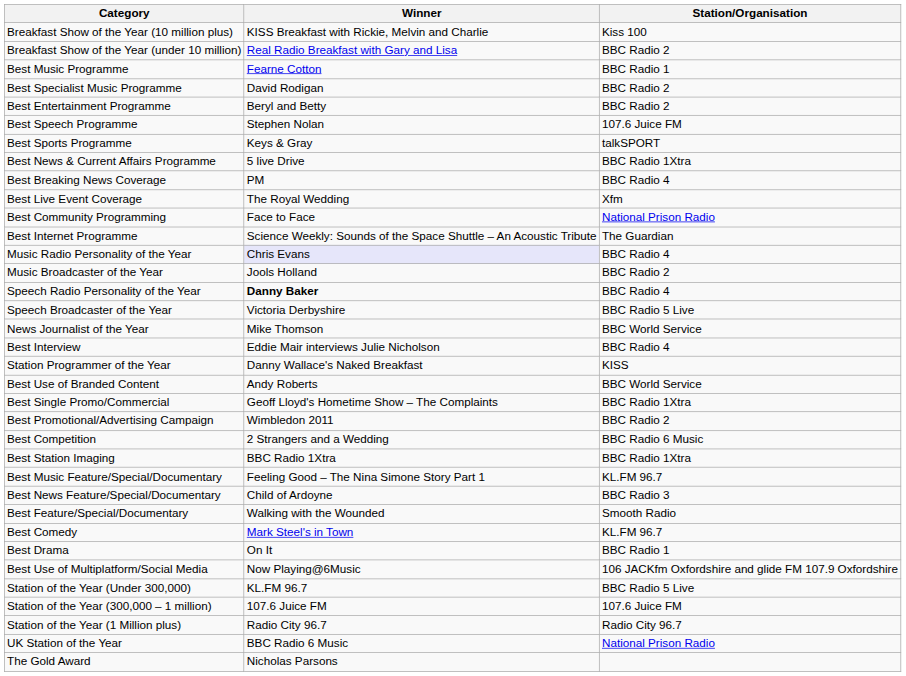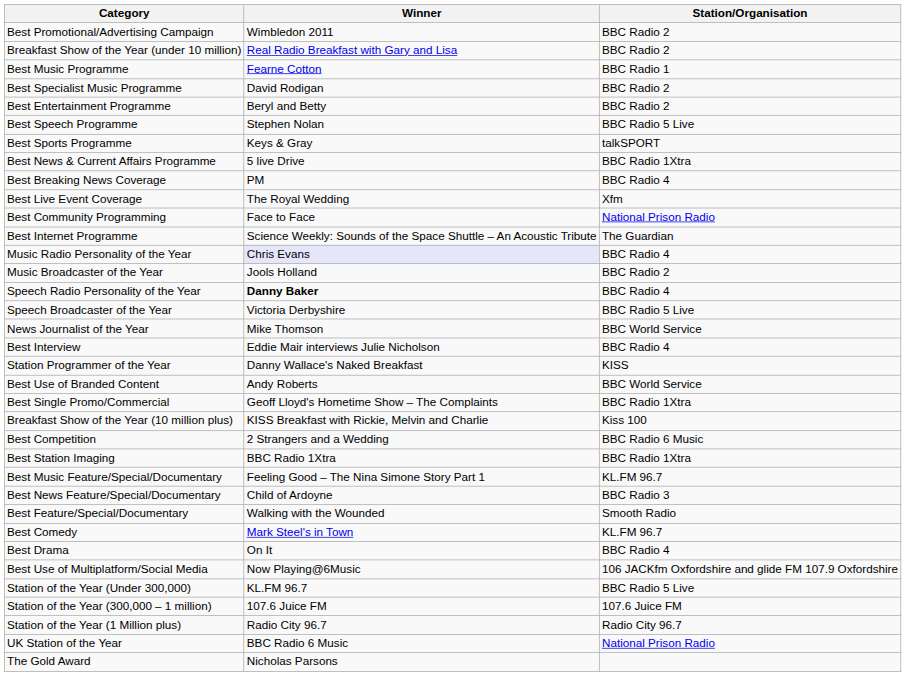rows swapped: (120, 32) <-> (110, 421)
(642, 124) 107.6 Juice FM -> (648, 124) BBC Radio 5 Live
(636, 550) BBC Radio 1 -> (636, 550) BBC Radio 4
